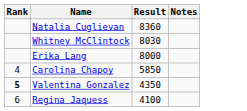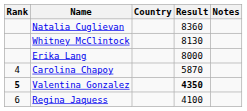+ column: (153, 12)
(150, 41) 8030 -> (192, 41) 8130
(150, 70) 5850 -> (192, 70) 5870
(150, 85) normal -> (192, 85) bold
